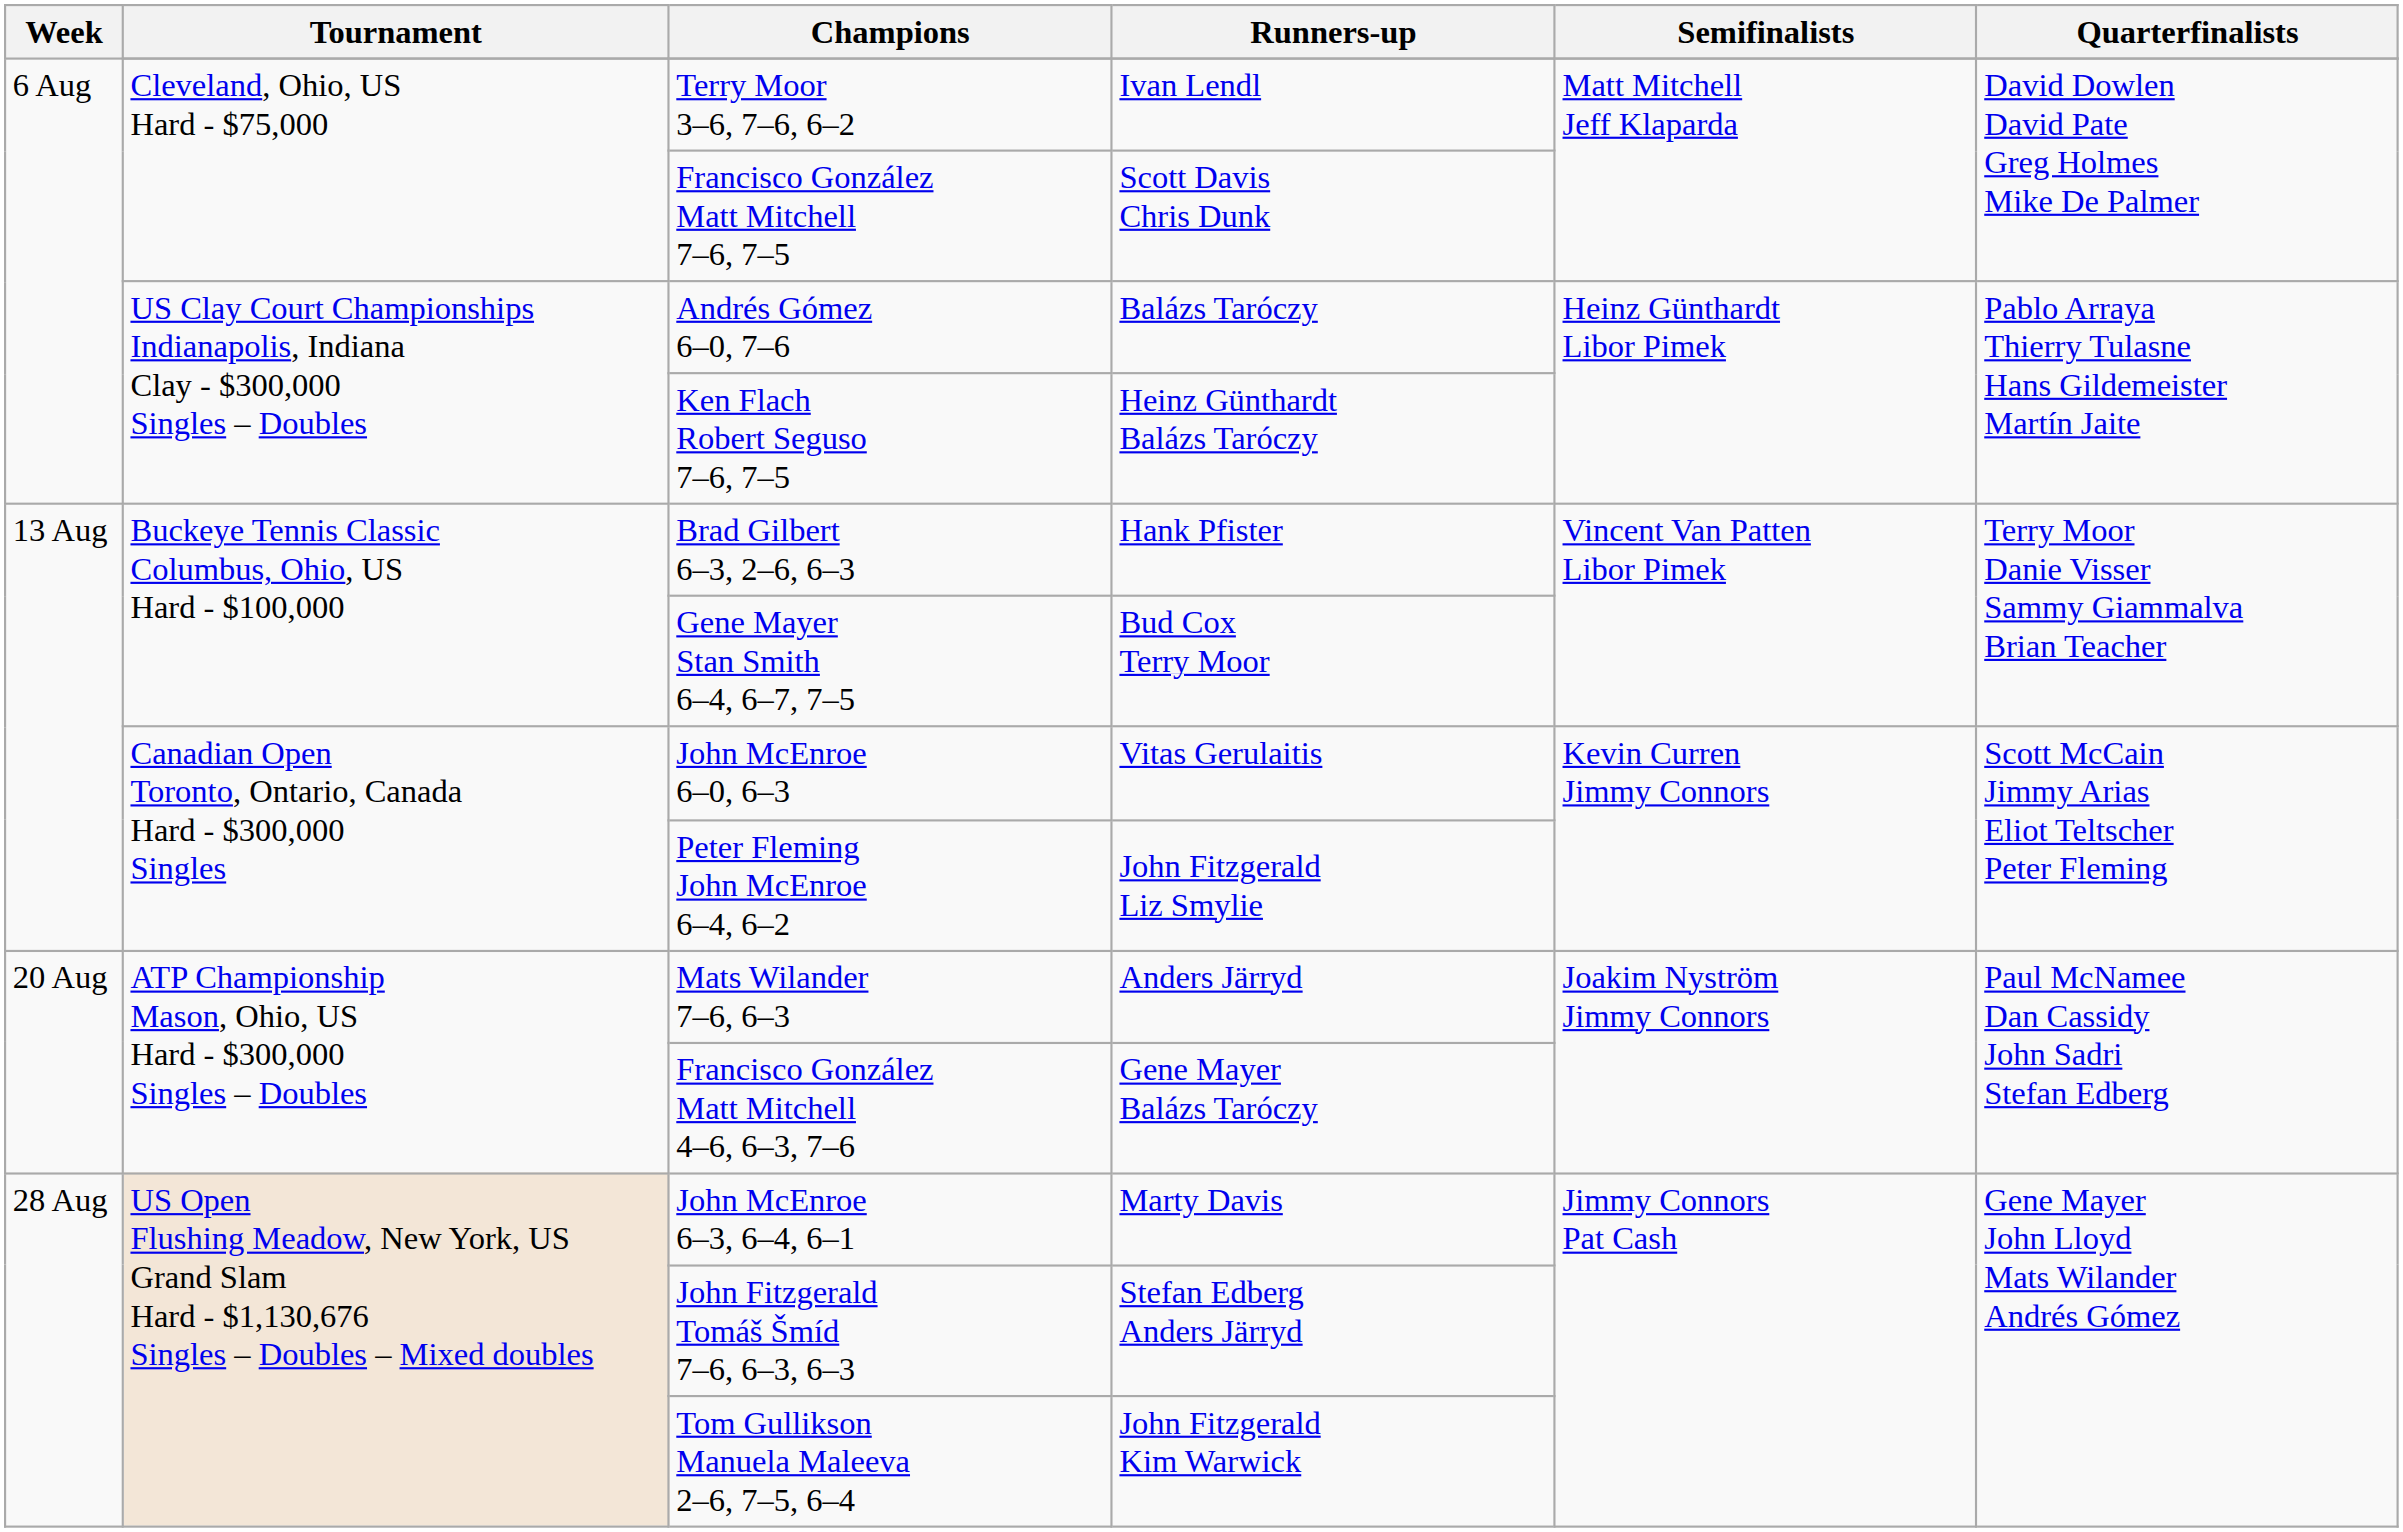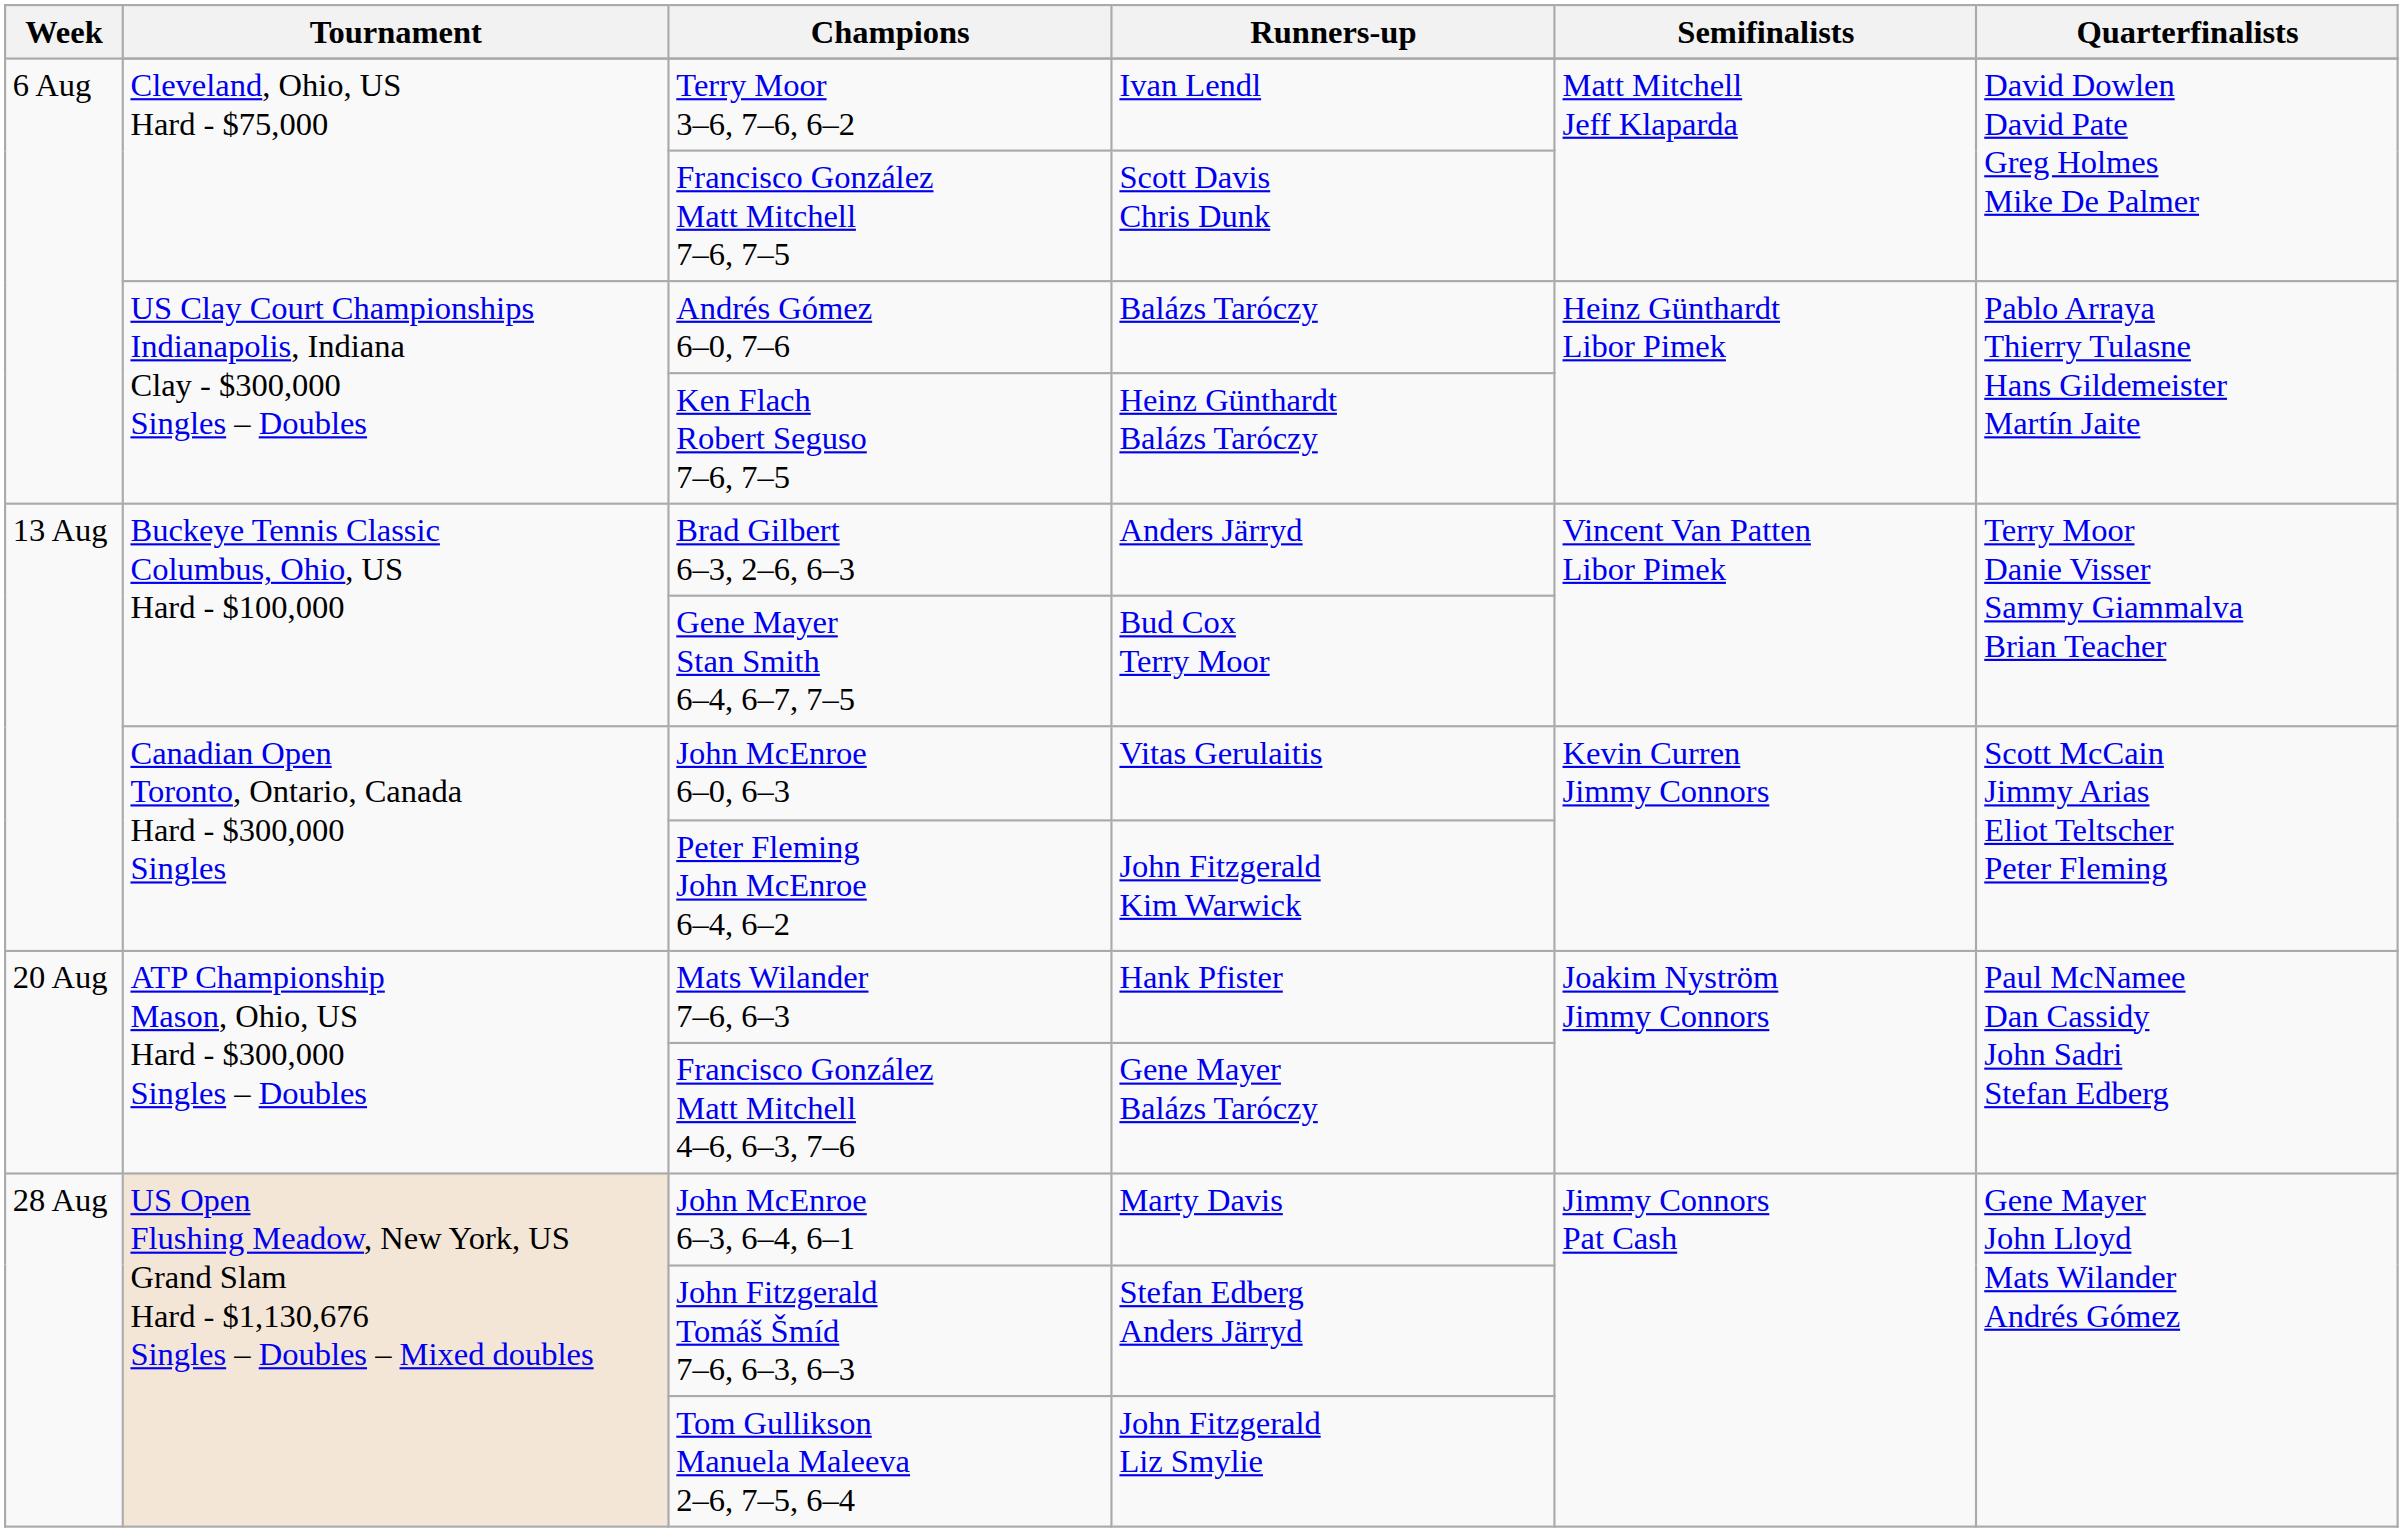(1201, 530) Hank Pfister -> (1211, 530) Anders Järryd
(1220, 884) John Fitzgerald Liz Smylie -> (1220, 884) John Fitzgerald Kim Warwick
(1211, 976) Anders Järryd -> (1201, 976) Hank Pfister
(1220, 1441) John Fitzgerald Kim Warwick -> (1220, 1441) John Fitzgerald Liz Smylie
